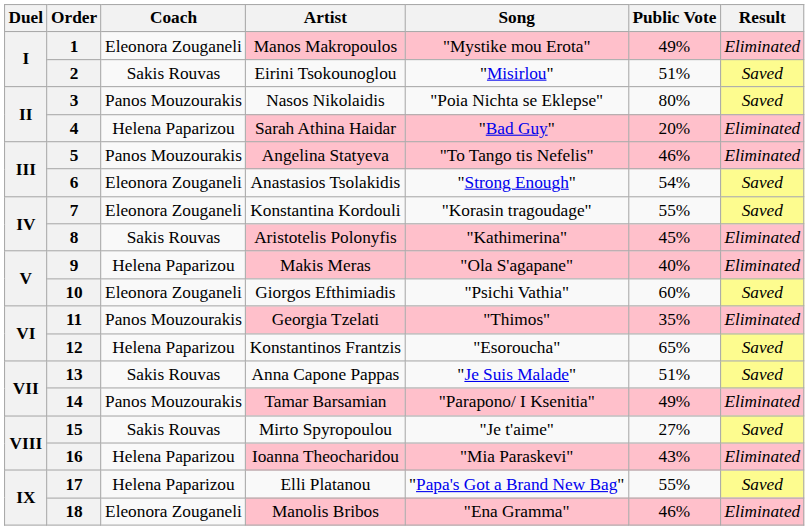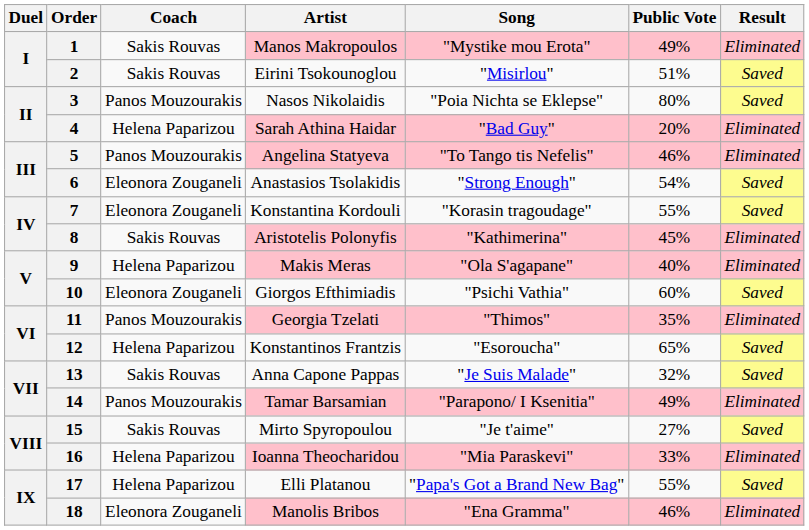(173, 45) Eleonora Zouganeli -> (173, 45) Sakis Rouvas
(674, 374) 51% -> (674, 374) 32%
(674, 456) 43% -> (674, 456) 33%
